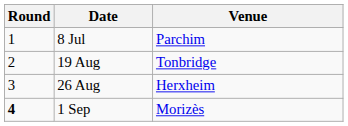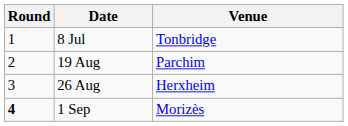(181, 39) Parchim -> (186, 39) Tonbridge
(186, 62) Tonbridge -> (181, 62) Parchim
